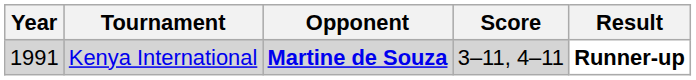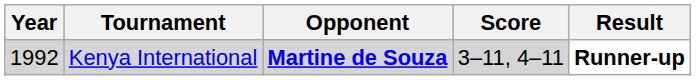(34, 57) 1991 -> (34, 57) 1992
